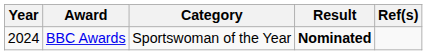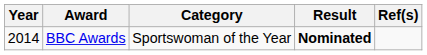(24, 38) 2024 -> (24, 38) 2014
